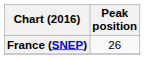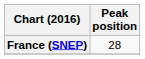(115, 44) 26 -> (115, 44) 28
